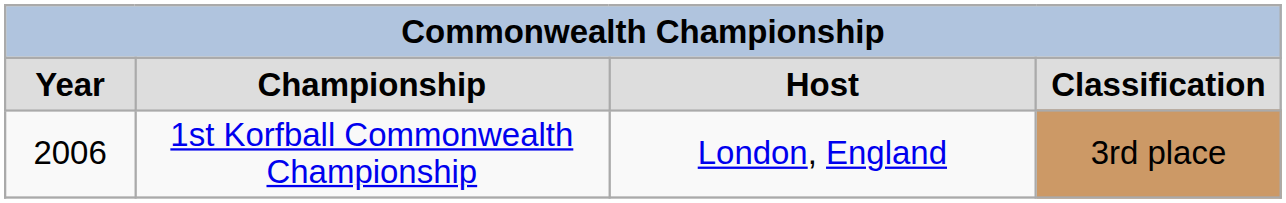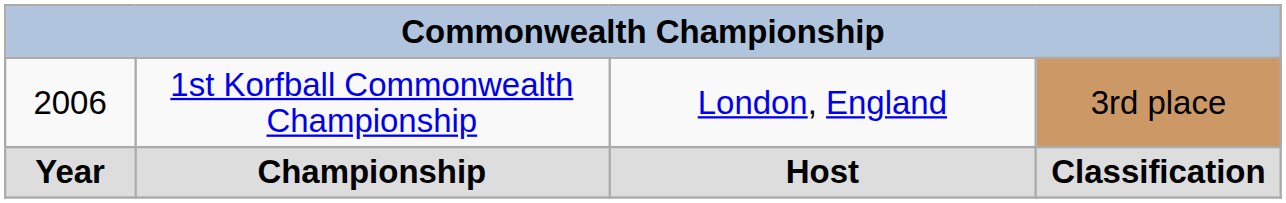rows swapped: (70, 84) <-> (70, 154)
